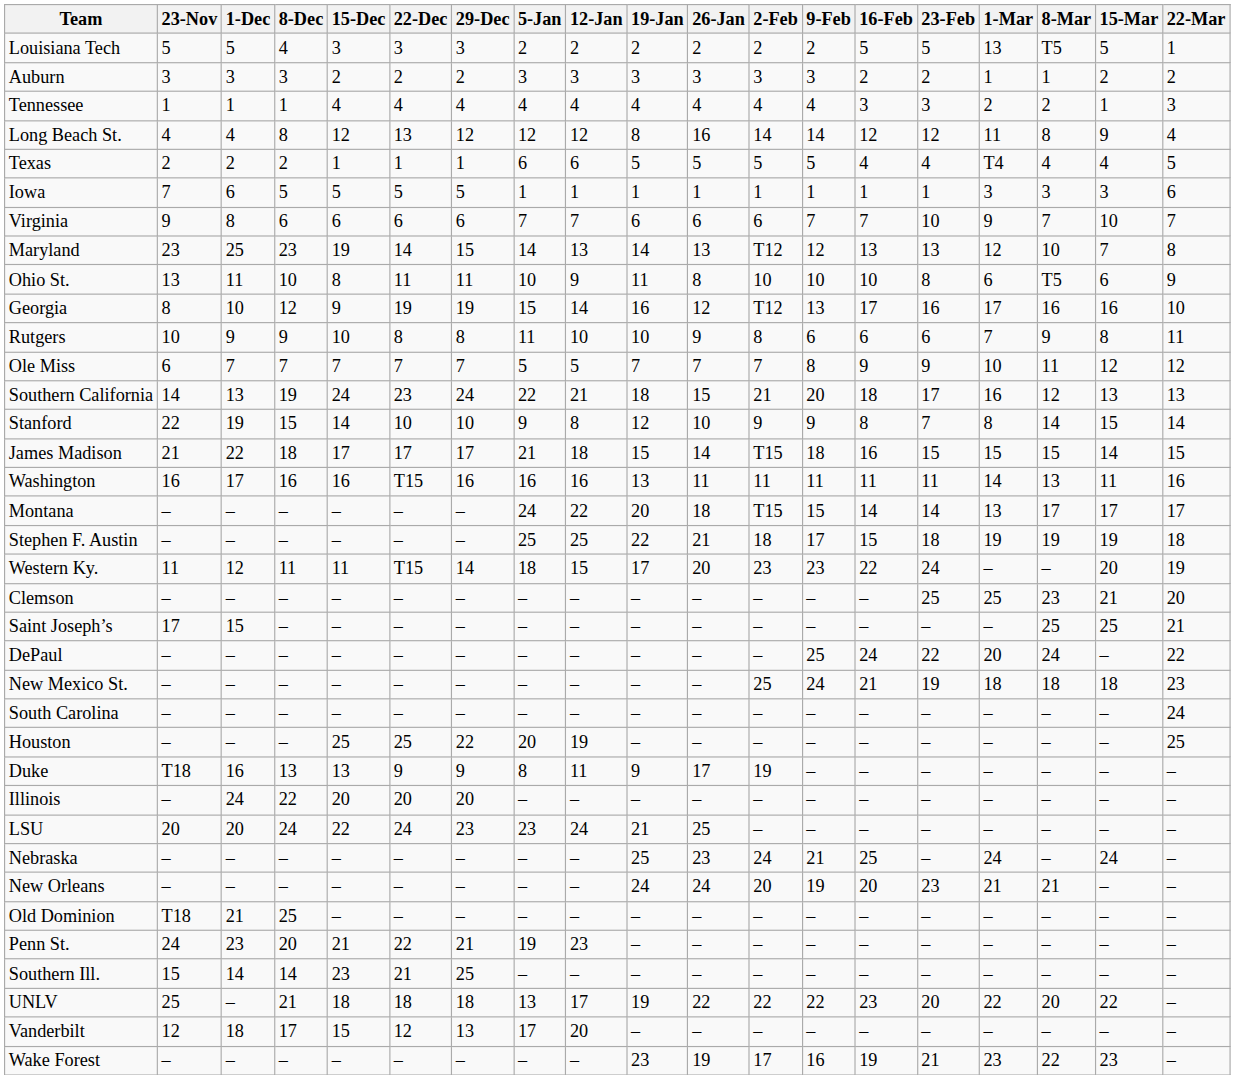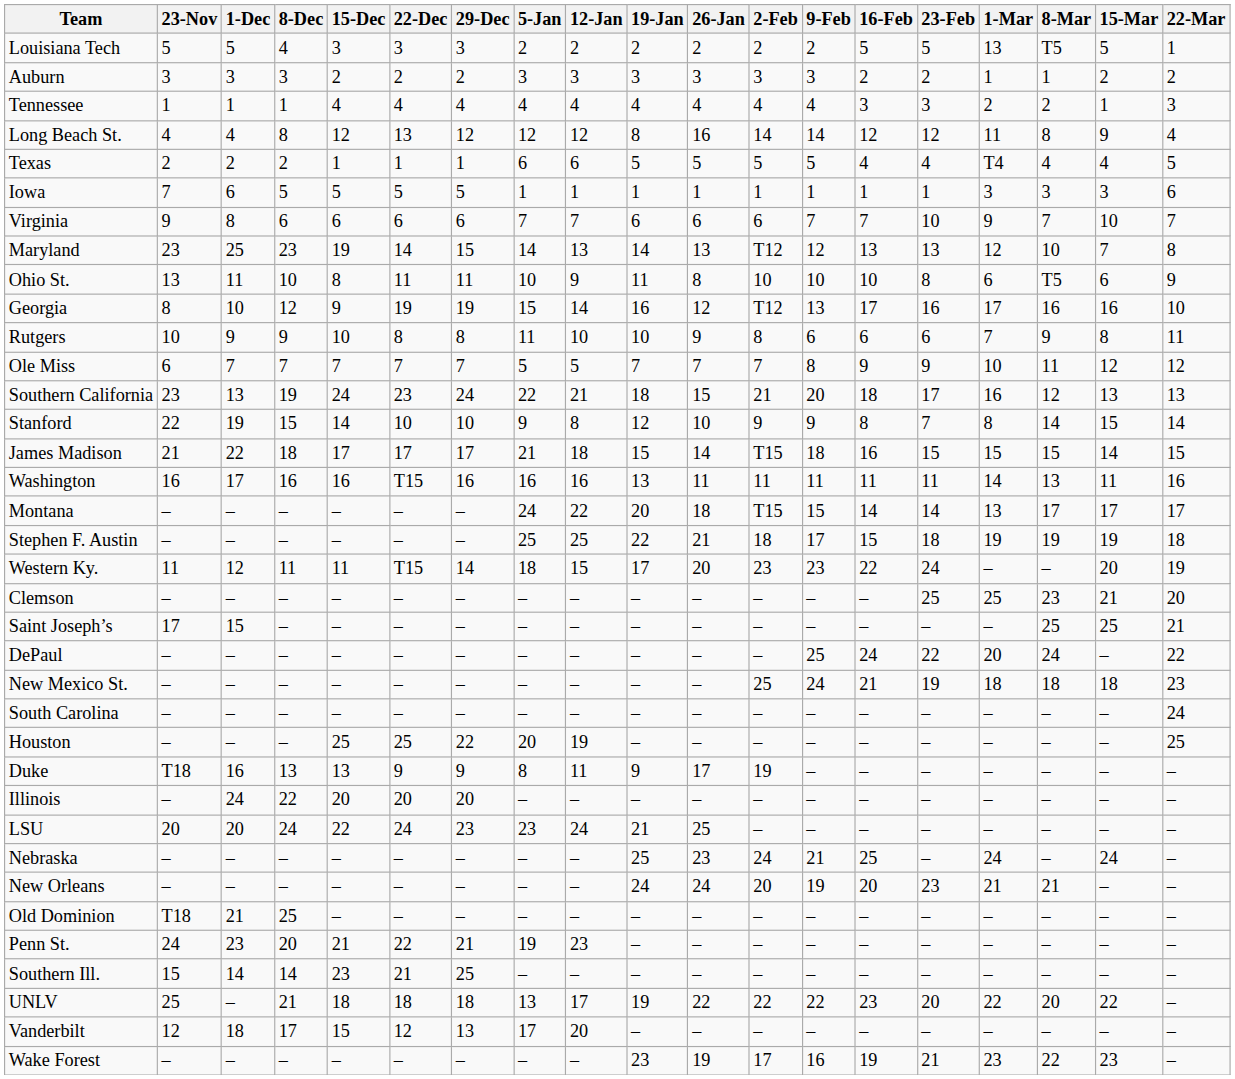(171, 395) 14 -> (171, 395) 23
